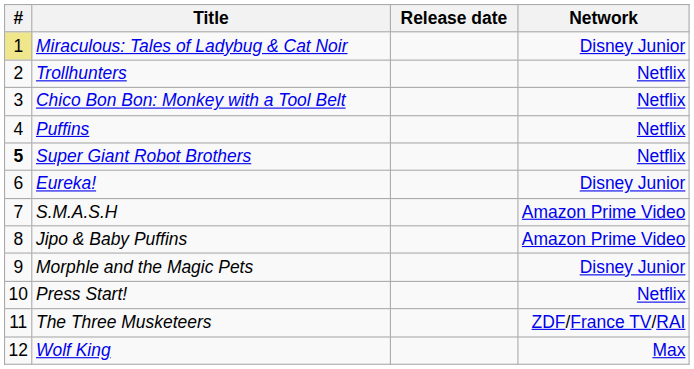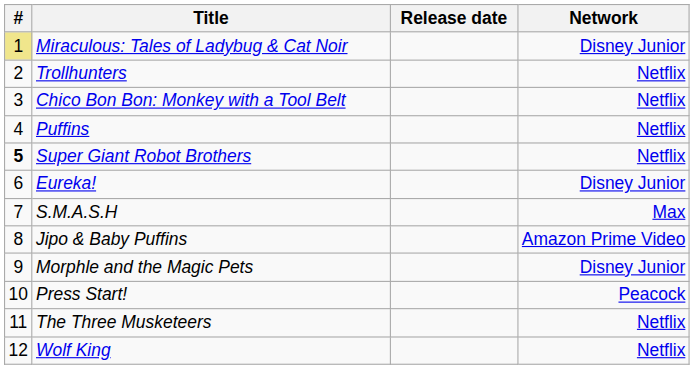(604, 211) Amazon Prime Video -> (669, 211) Max
(661, 294) Netflix -> (652, 294) Peacock
(608, 322) ZDF/France TV/RAI -> (661, 322) Netflix
(669, 350) Max -> (661, 350) Netflix
